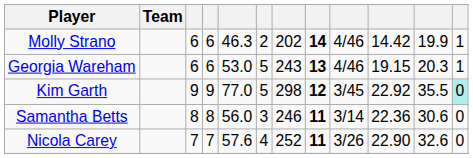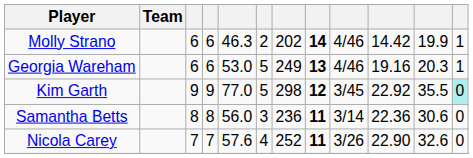(289, 66) 243 -> (289, 66) 249
(391, 66) 19.15 -> (391, 66) 19.16
(289, 116) 246 -> (289, 116) 236
